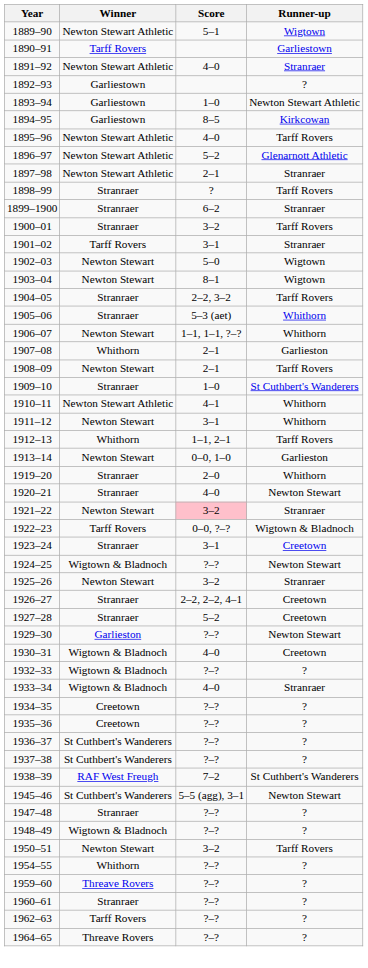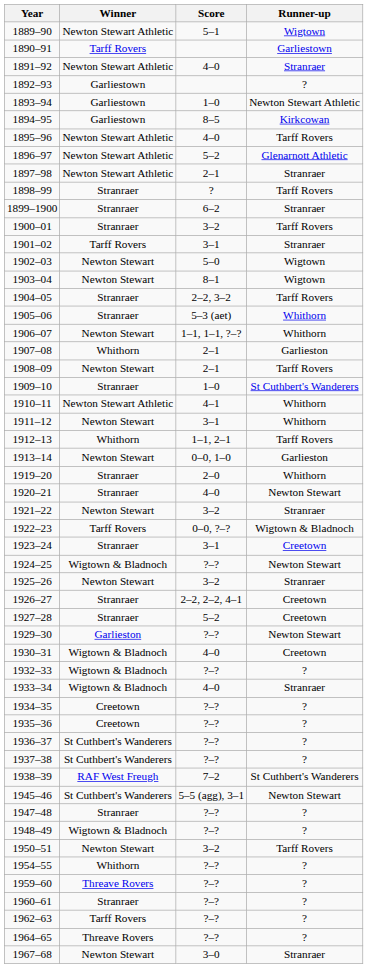(211, 510) pink background -> (211, 510) no background
+ row: (32, 954)
